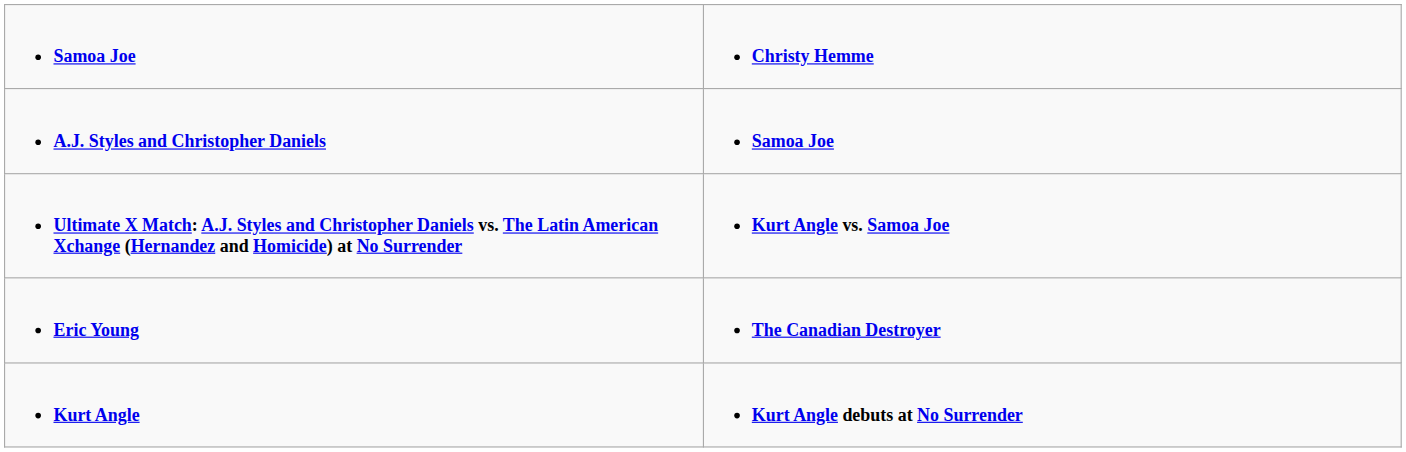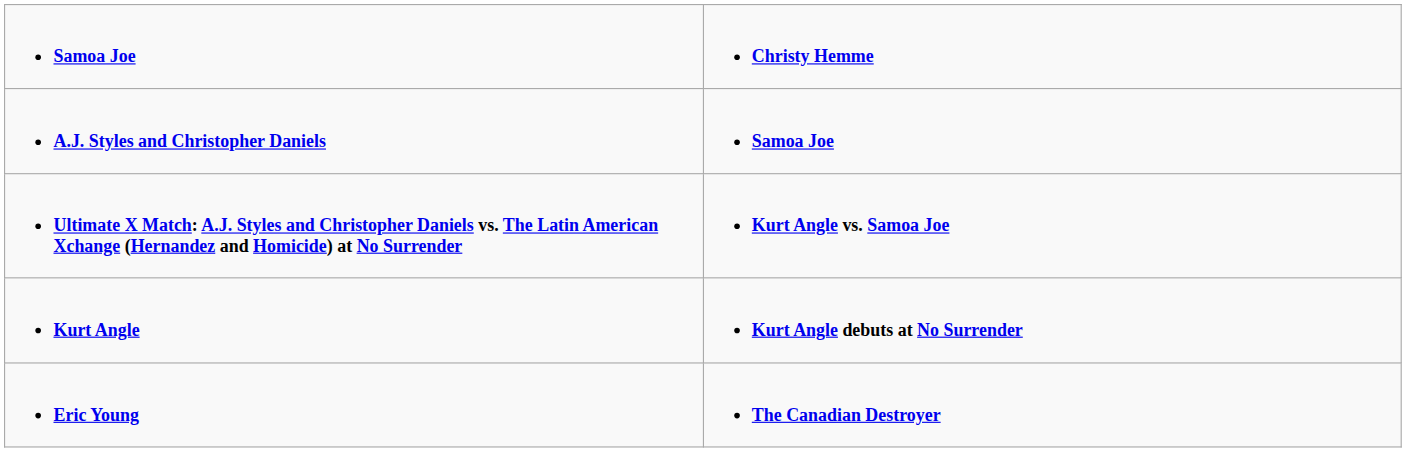rows swapped: (354, 415) <-> (354, 330)
